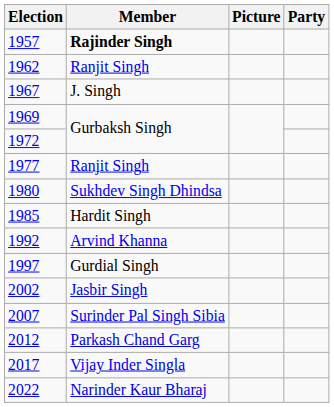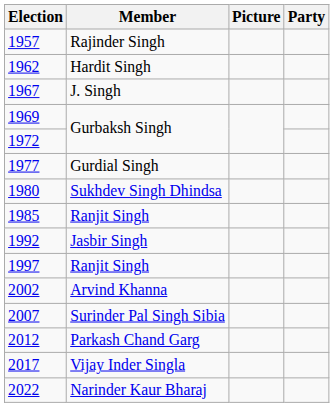(121, 41) bold -> (117, 41) normal
(110, 66) Ranjit Singh -> (110, 66) Hardit Singh
(110, 166) Ranjit Singh -> (114, 166) Gurdial Singh
(110, 215) Hardit Singh -> (110, 215) Ranjit Singh
(119, 240) Arvind Khanna -> (109, 240) Jasbir Singh
(114, 265) Gurdial Singh -> (110, 265) Ranjit Singh
(109, 290) Jasbir Singh -> (119, 290) Arvind Khanna
